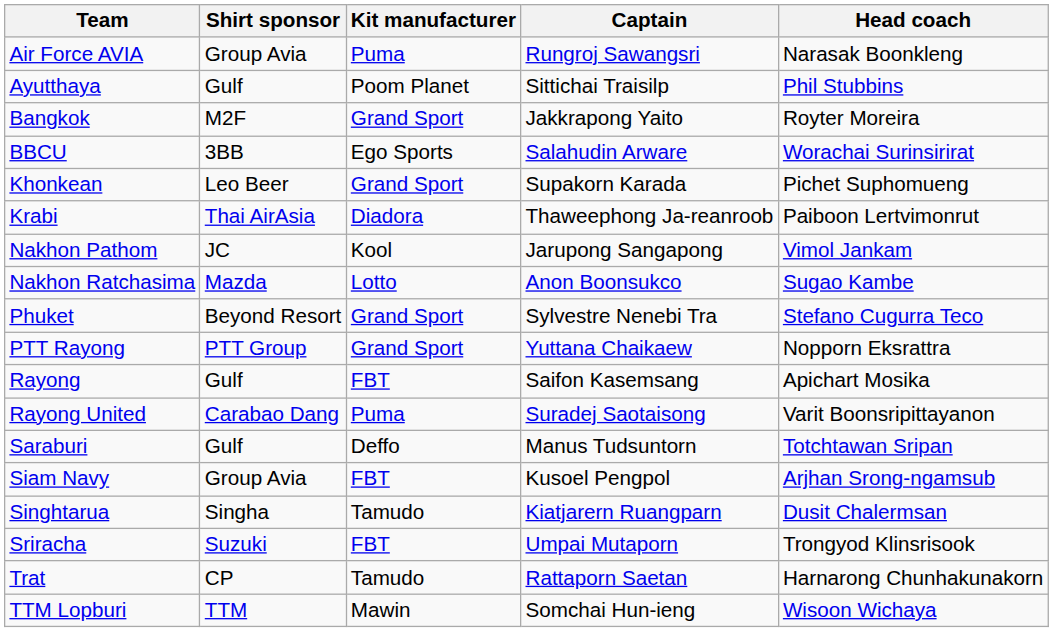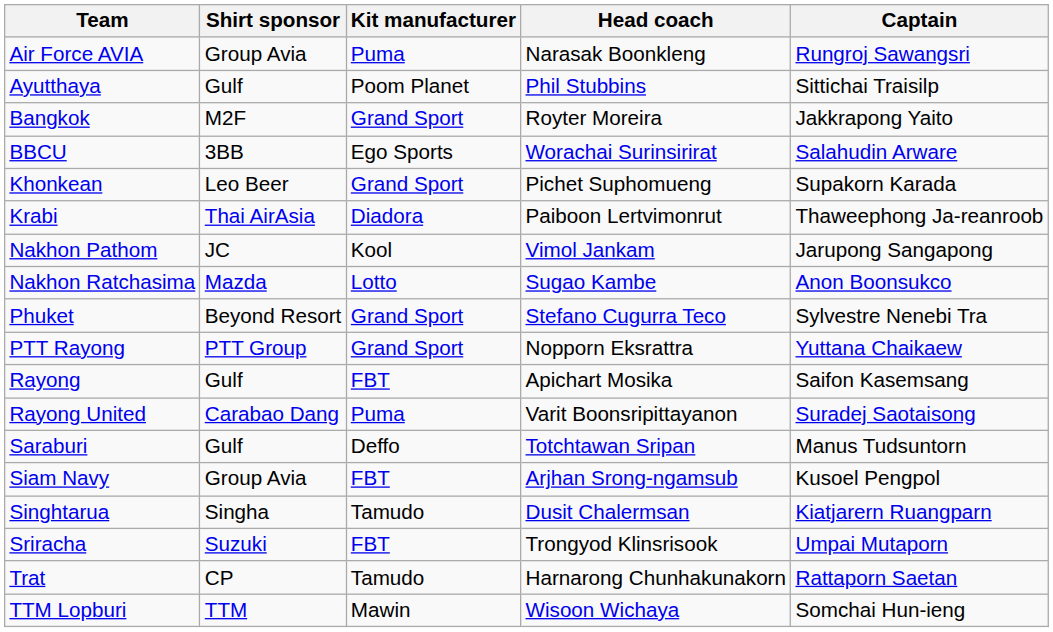columns swapped: (649, 20) <-> (913, 20)
